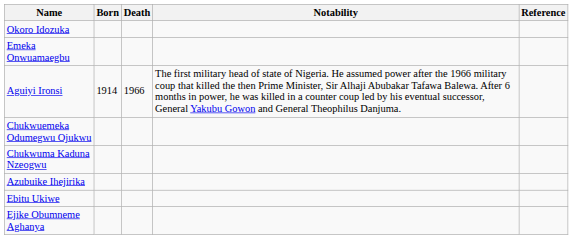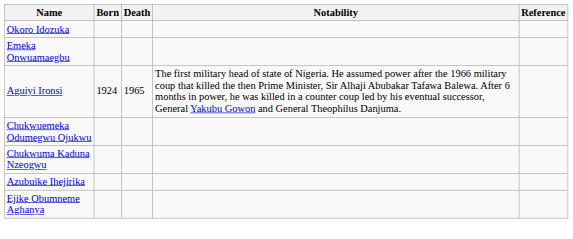(107, 91) 1914 -> (107, 91) 1924
(134, 91) 1966 -> (134, 91) 1965
- row: (33, 198)
